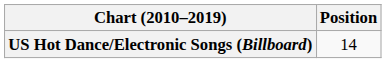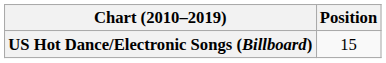(349, 44) 14 -> (349, 44) 15
